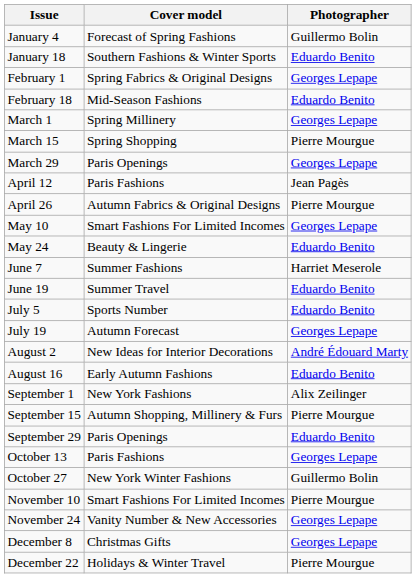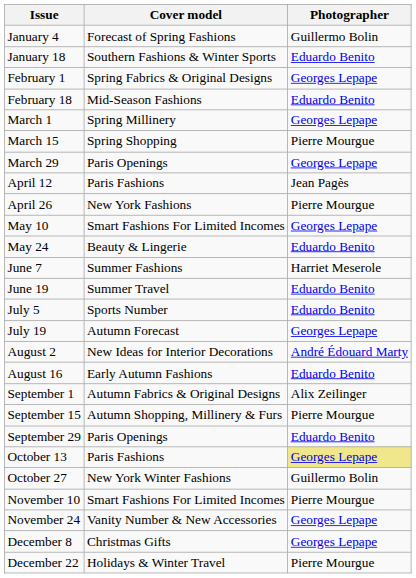(184, 204) Autumn Fabrics & Original Designs -> (139, 204) New York Fashions
(139, 394) New York Fashions -> (184, 394) Autumn Fabrics & Original Designs
(334, 457) no background -> (334, 457) khaki background
